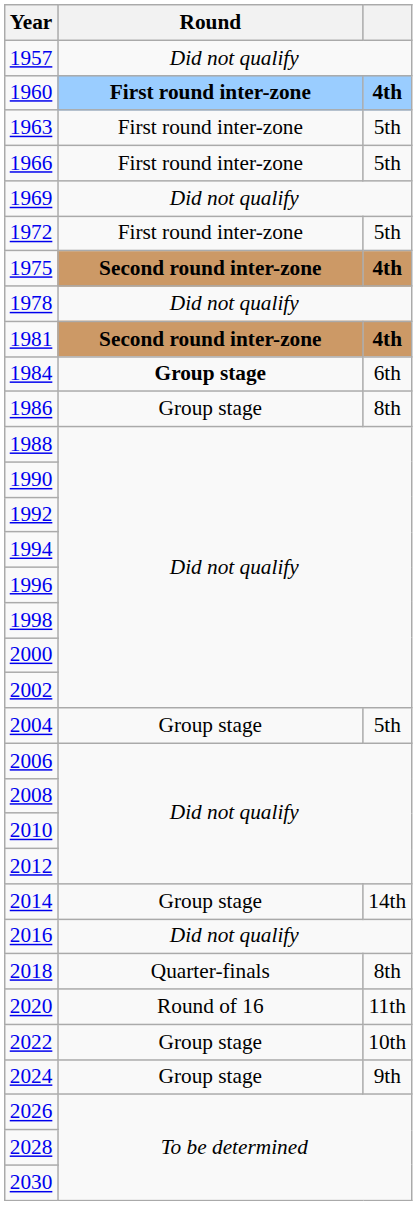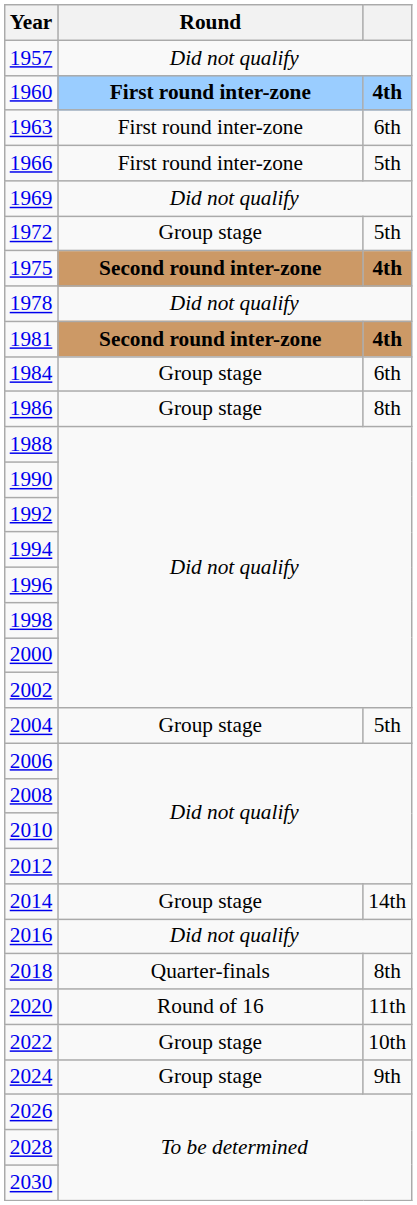(387, 127) 5th -> (387, 127) 6th
(210, 233) First round inter-zone -> (210, 233) Group stage
(210, 373) bold -> (210, 373) normal
